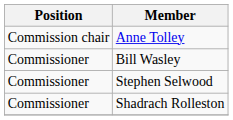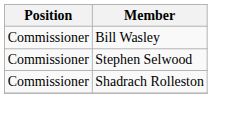- row: (150, 37)
